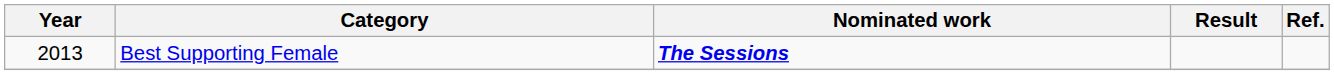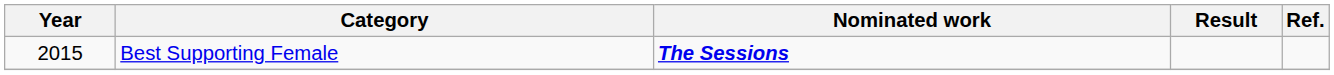(60, 52) 2013 -> (60, 52) 2015
